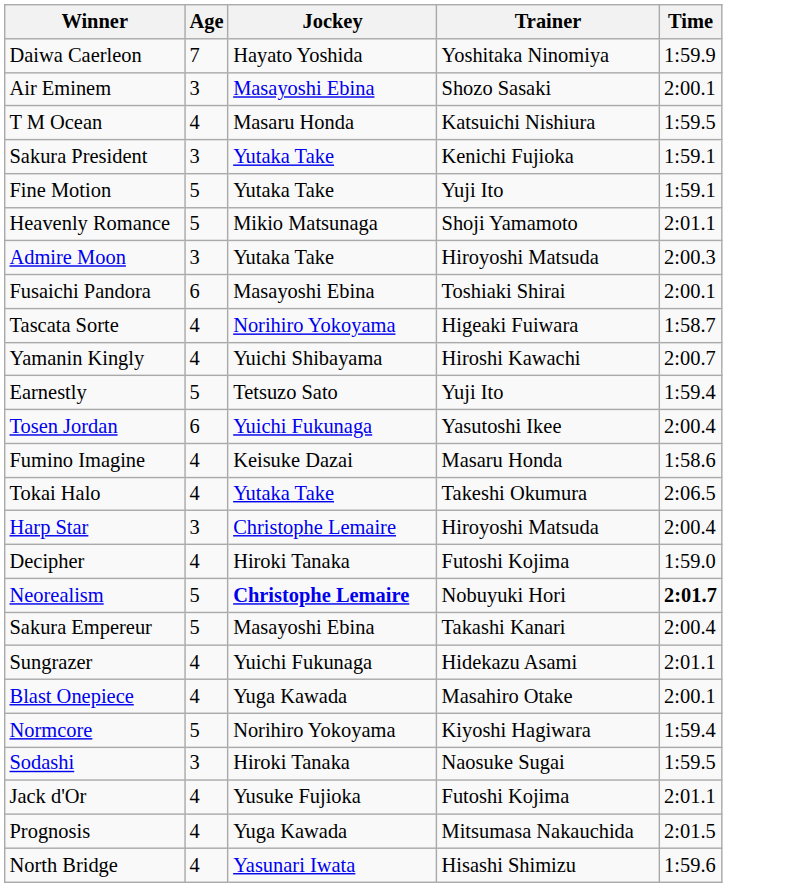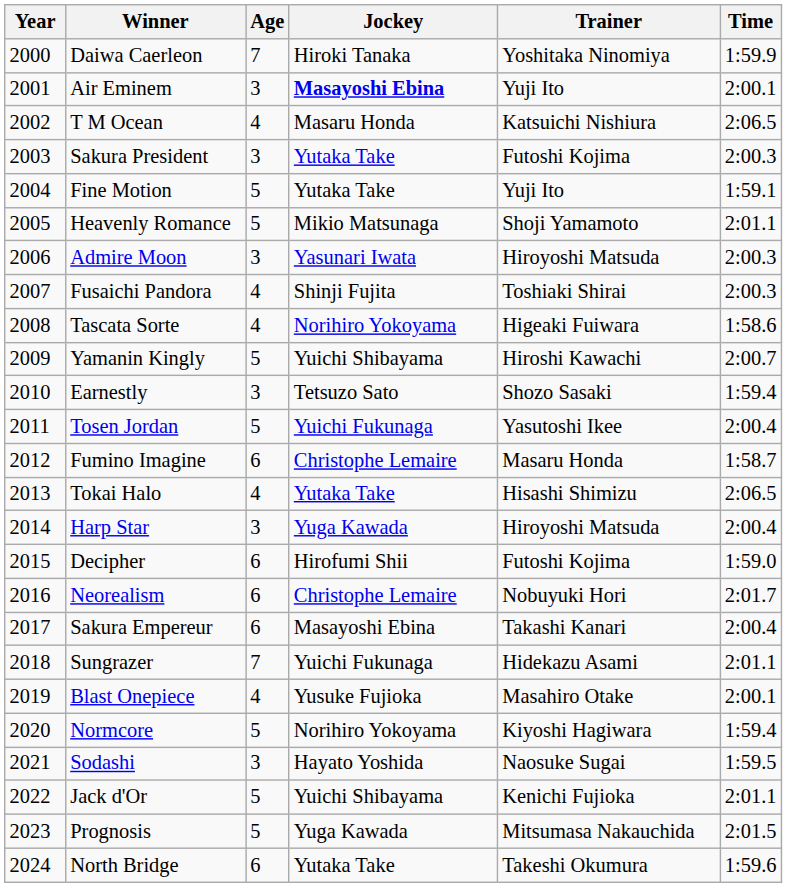+ column: (35, 21)
(298, 55) Hayato Yoshida -> (352, 55) Hiroki Tanaka
(304, 89) normal -> (369, 89) bold
(496, 89) Shozo Sasaki -> (533, 89) Yuji Ito
(690, 122) 1:59.5 -> (751, 122) 2:06.5
(508, 156) Kenichi Fujioka -> (566, 156) Futoshi Kojima
(690, 156) 1:59.1 -> (751, 156) 2:00.3
(284, 257) Yutaka Take -> (355, 257) Yasunari Iwata
(195, 291) 6 -> (255, 291) 4
(304, 291) Masayoshi Ebina -> (345, 291) Shinji Fujita
(690, 291) 2:00.1 -> (751, 291) 2:00.3
(690, 325) 1:58.7 -> (751, 325) 1:58.6
(195, 359) 4 -> (255, 359) 5
(195, 392) 5 -> (255, 392) 3
(472, 392) Yuji Ito -> (557, 392) Shozo Sasaki
(195, 426) 6 -> (255, 426) 5
(195, 460) 4 -> (255, 460) 6
(293, 460) Keisuke Dazai -> (375, 460) Christophe Lemaire
(690, 460) 1:58.6 -> (751, 460) 1:58.7
(514, 493) Takeshi Okumura -> (569, 493) Hisashi Shimizu
(315, 527) Christophe Lemaire -> (351, 527) Yuga Kawada
(195, 561) 4 -> (255, 561) 6
(292, 561) Hiroki Tanaka -> (351, 561) Hirofumi Shii
(195, 595) 5 -> (255, 595) 6
(321, 595) bold -> (375, 595) normal
(690, 595) bold -> (751, 595) normal
(195, 628) 5 -> (255, 628) 6
(195, 662) 4 -> (255, 662) 7
(290, 696) Yuga Kawada -> (358, 696) Yusuke Fujioka
(292, 763) Hiroki Tanaka -> (359, 763) Hayato Yoshida
(195, 797) 4 -> (255, 797) 5
(297, 797) Yusuke Fujioka -> (368, 797) Yuichi Shibayama
(505, 797) Futoshi Kojima -> (568, 797) Kenichi Fujioka
(195, 831) 4 -> (255, 831) 5
(195, 864) 4 -> (255, 864) 6
(294, 864) Yasunari Iwata -> (344, 864) Yutaka Take
(509, 864) Hisashi Shimizu -> (575, 864) Takeshi Okumura
